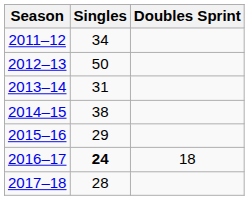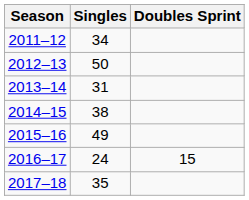(100, 135) 29 -> (100, 135) 49
(100, 159) bold -> (100, 159) normal
(187, 159) 18 -> (187, 159) 15
(100, 183) 28 -> (100, 183) 35
